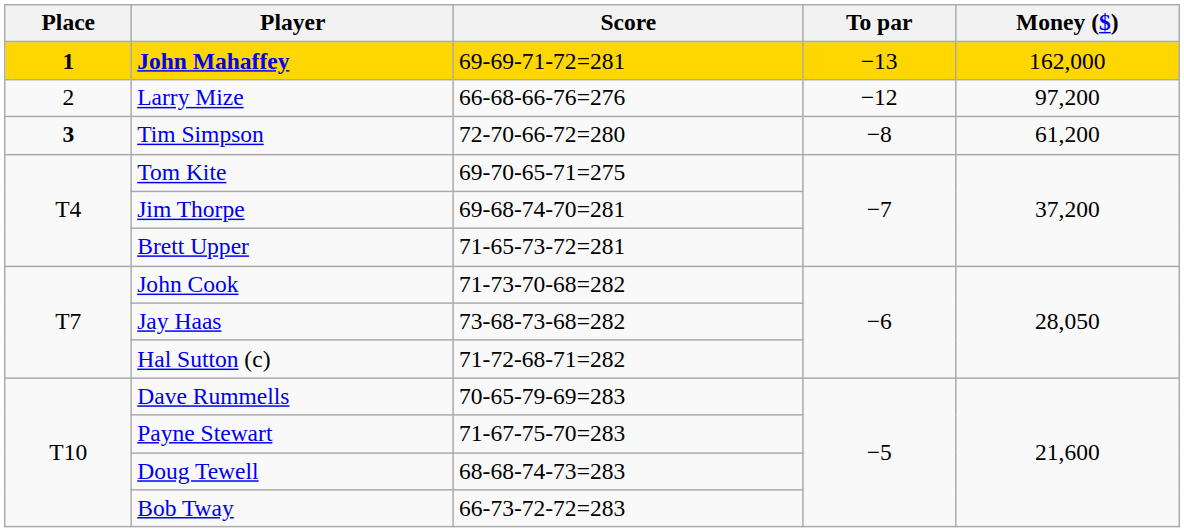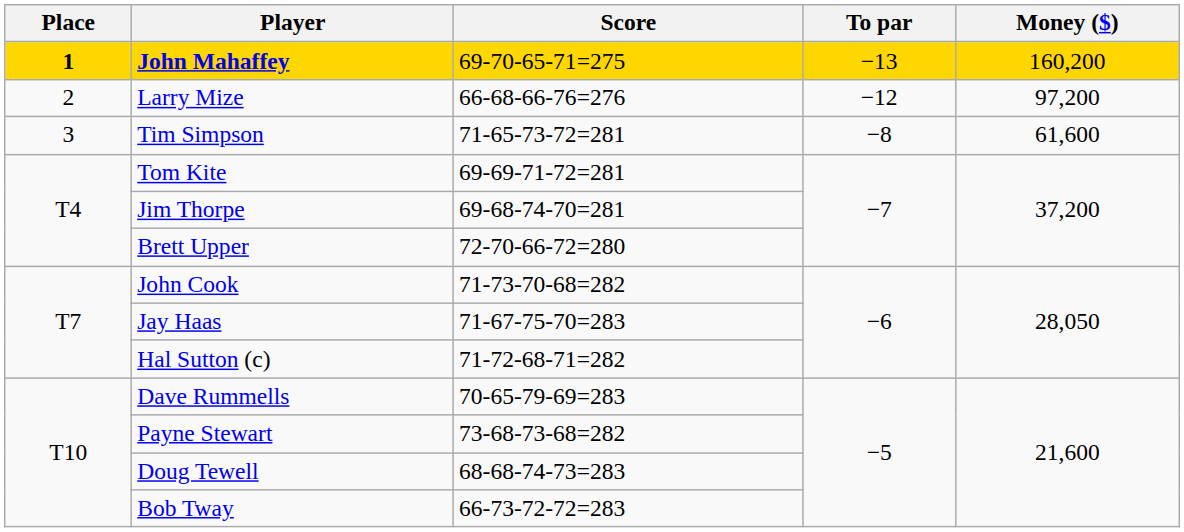(542, 60) 69-69-71-72=281 -> (542, 60) 69-70-65-71=275
(1067, 60) 162,000 -> (1067, 60) 160,200
(68, 135) bold -> (68, 135) normal
(542, 135) 72-70-66-72=280 -> (542, 135) 71-65-73-72=281
(1067, 135) 61,200 -> (1067, 135) 61,600
(542, 172) 69-70-65-71=275 -> (542, 172) 69-69-71-72=281
(542, 246) 71-65-73-72=281 -> (542, 246) 72-70-66-72=280
(542, 321) 73-68-73-68=282 -> (542, 321) 71-67-75-70=283
(542, 433) 71-67-75-70=283 -> (542, 433) 73-68-73-68=282
